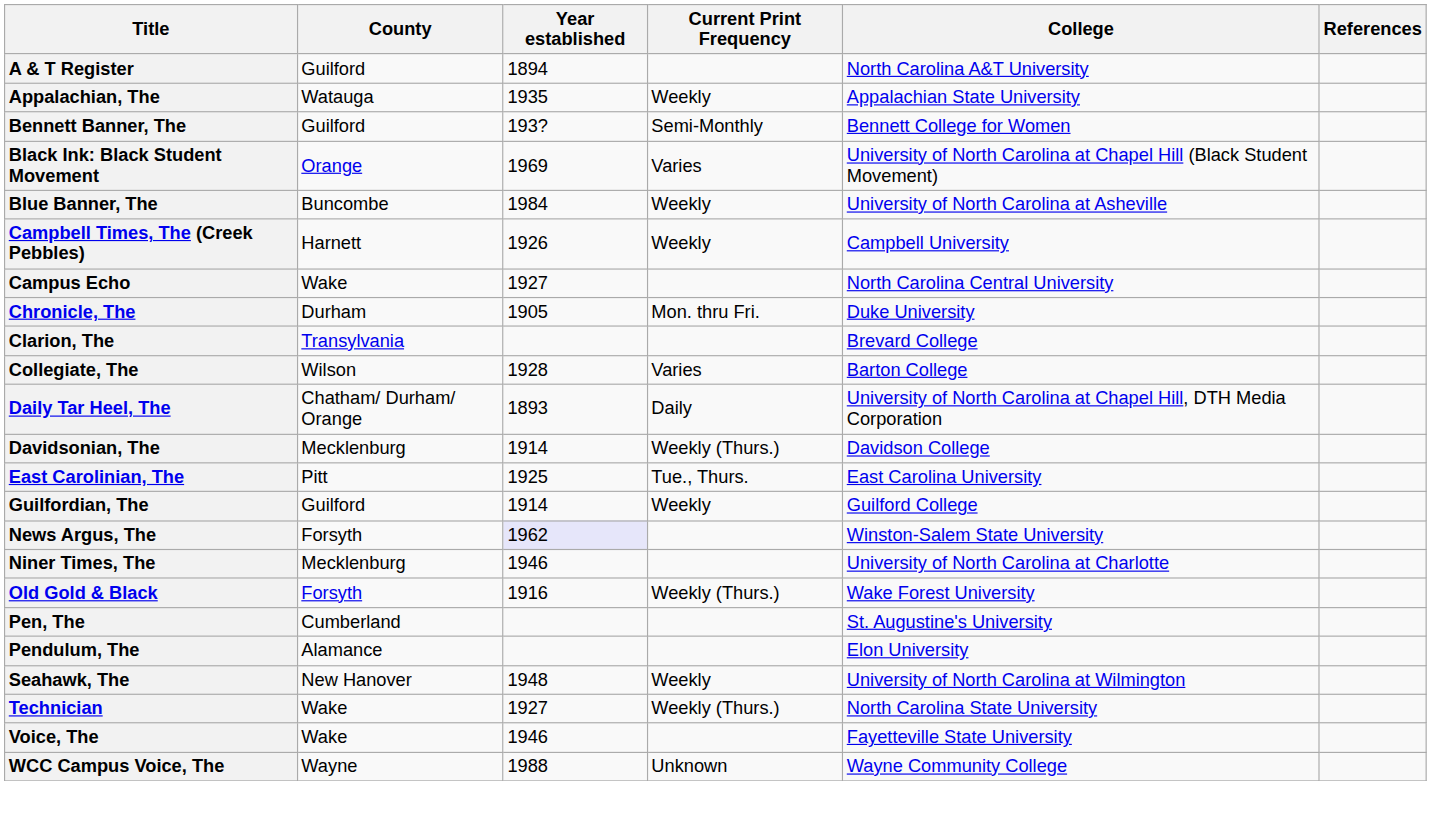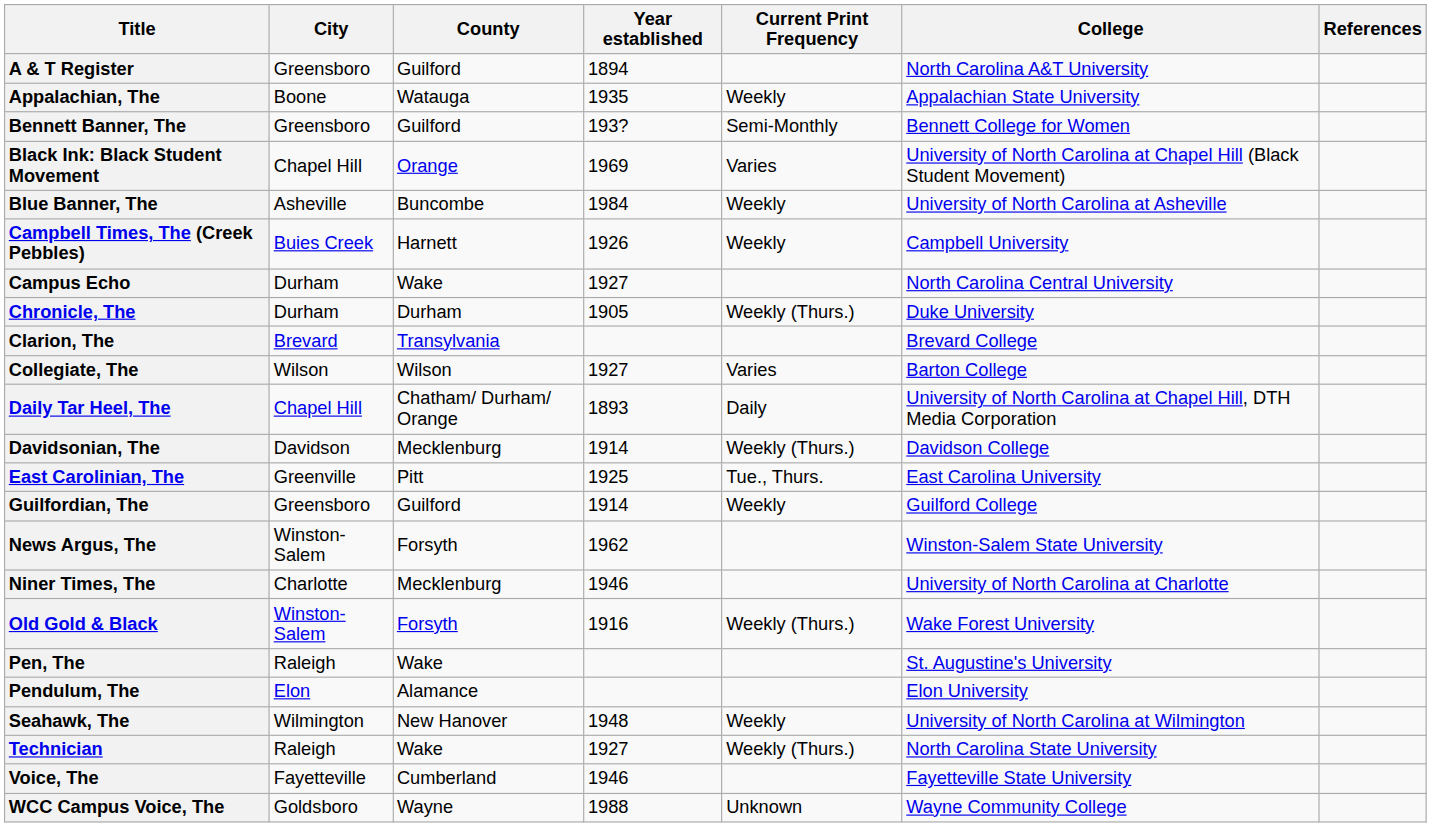+ column: (331, 29)
(706, 311) Mon. thru Fri. -> (790, 311) Weekly (Thurs.)
(528, 369) 1928 -> (608, 369) 1927
(528, 534) lavender background -> (608, 545) no background
(351, 621) Cumberland -> (420, 662) Wake
(324, 737) Wake -> (447, 778) Cumberland
